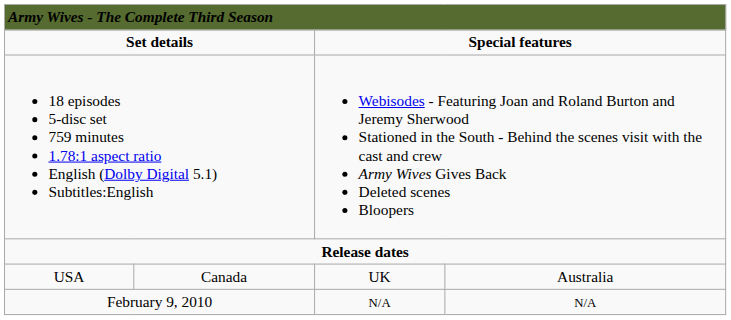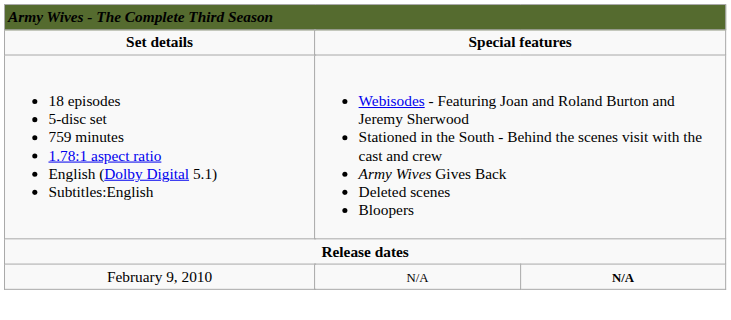- row: (69, 276)
(585, 303) normal -> (623, 276) bold
